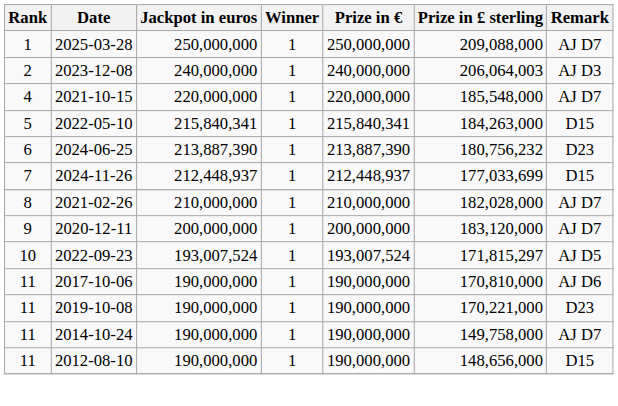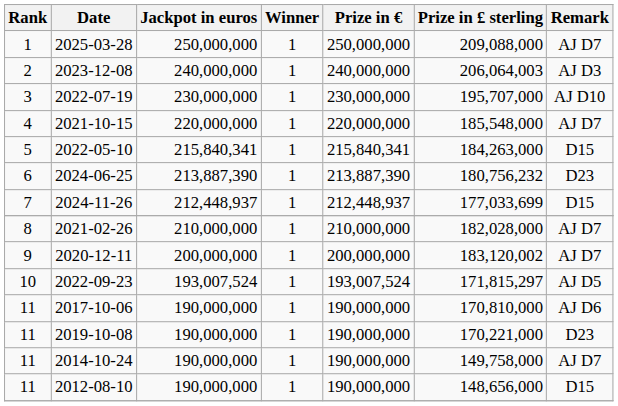+ row: (94, 96)
(501, 228) 183,120,000 -> (501, 255) 183,120,002
